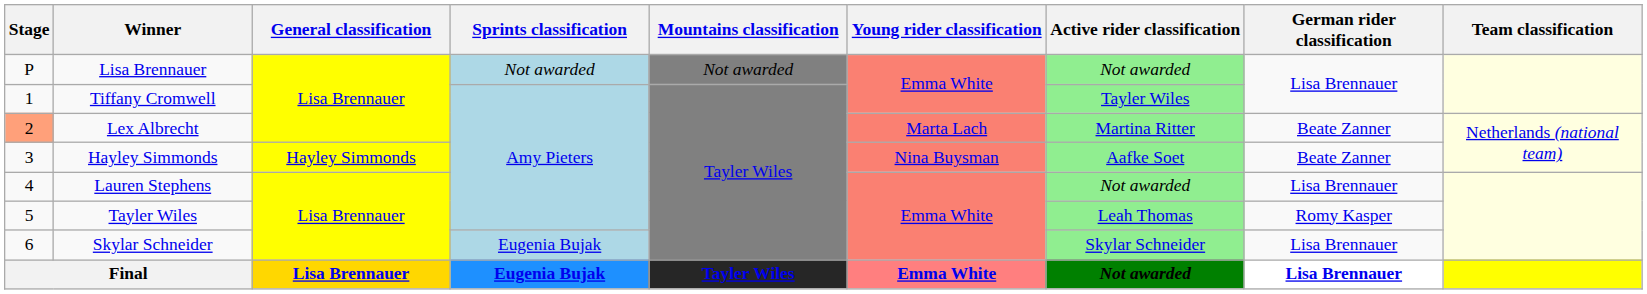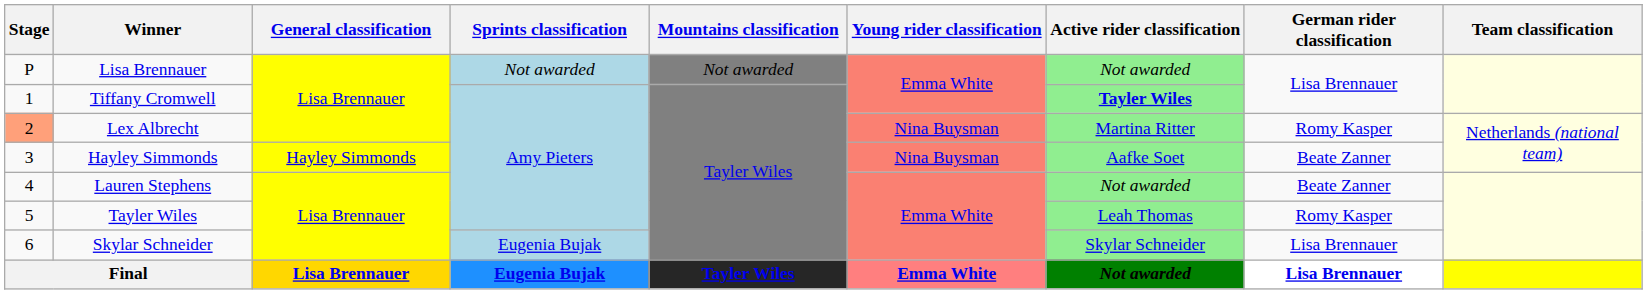(1145, 98) normal -> (1145, 98) bold
(947, 128) Marta Lach -> (947, 128) Nina Buysman
(1344, 128) Beate Zanner -> (1344, 128) Romy Kasper
(1344, 186) Lisa Brennauer -> (1344, 186) Beate Zanner
